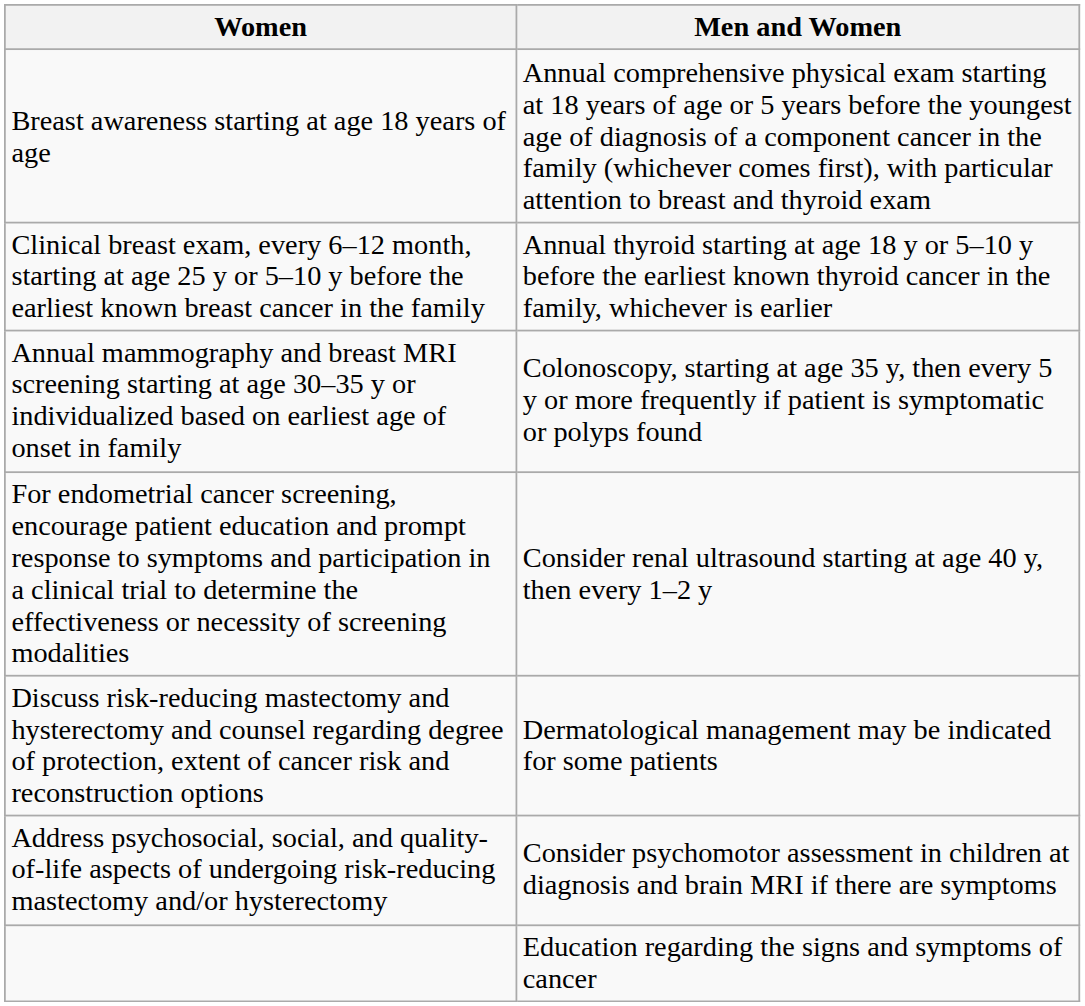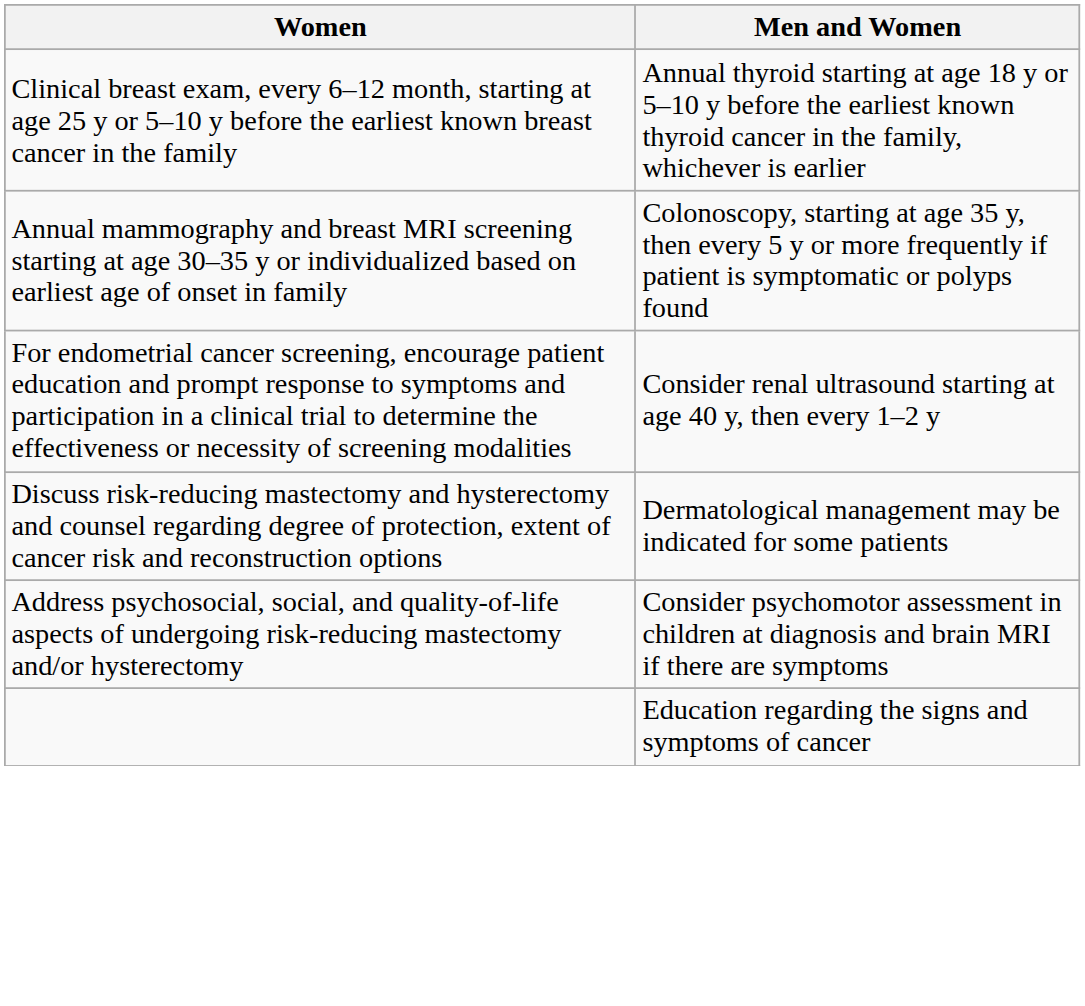- row: (259, 135)
